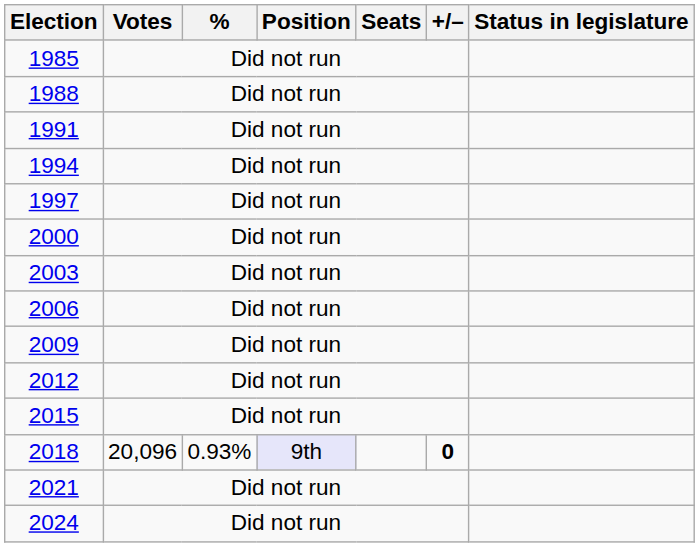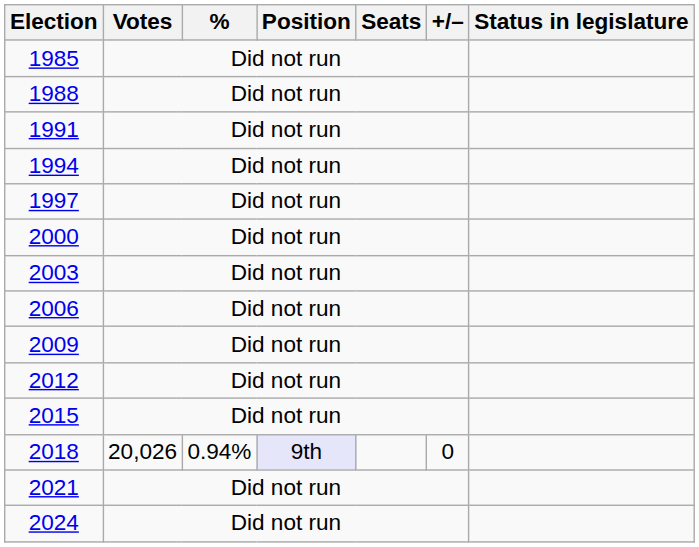(143, 451) 20,096 -> (143, 451) 20,026
(219, 451) 0.93% -> (219, 451) 0.94%
(448, 451) bold -> (448, 451) normal
